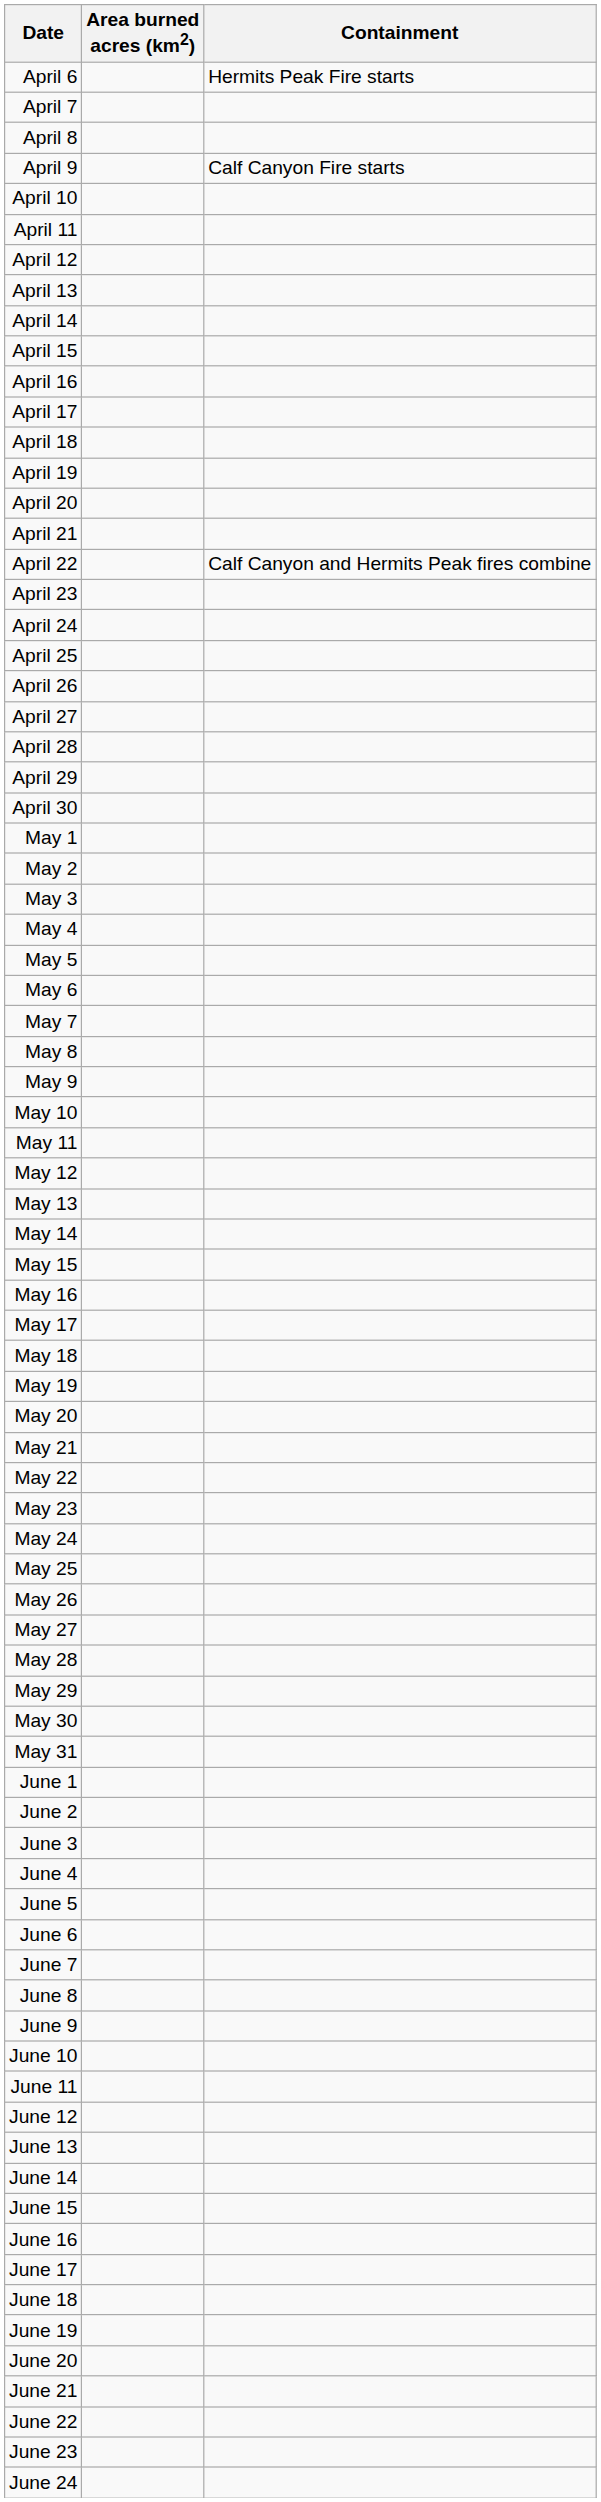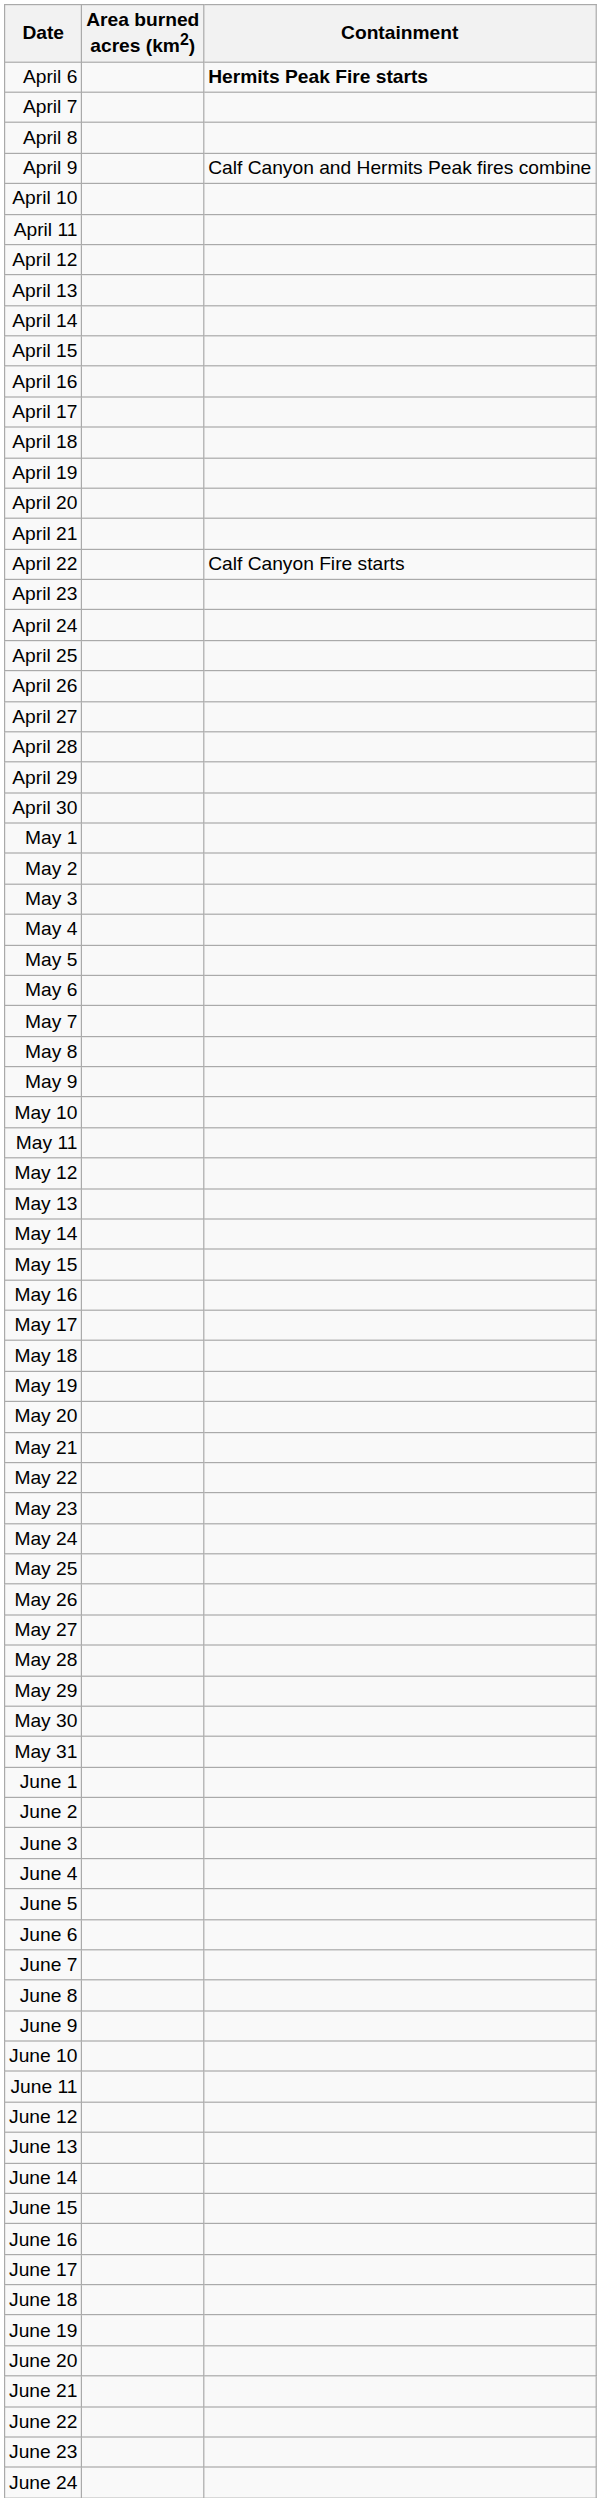(311, 76) normal -> (318, 76) bold
(306, 168) Calf Canyon Fire starts -> (400, 168) Calf Canyon and Hermits Peak fires combine
(400, 564) Calf Canyon and Hermits Peak fires combine -> (306, 564) Calf Canyon Fire starts
